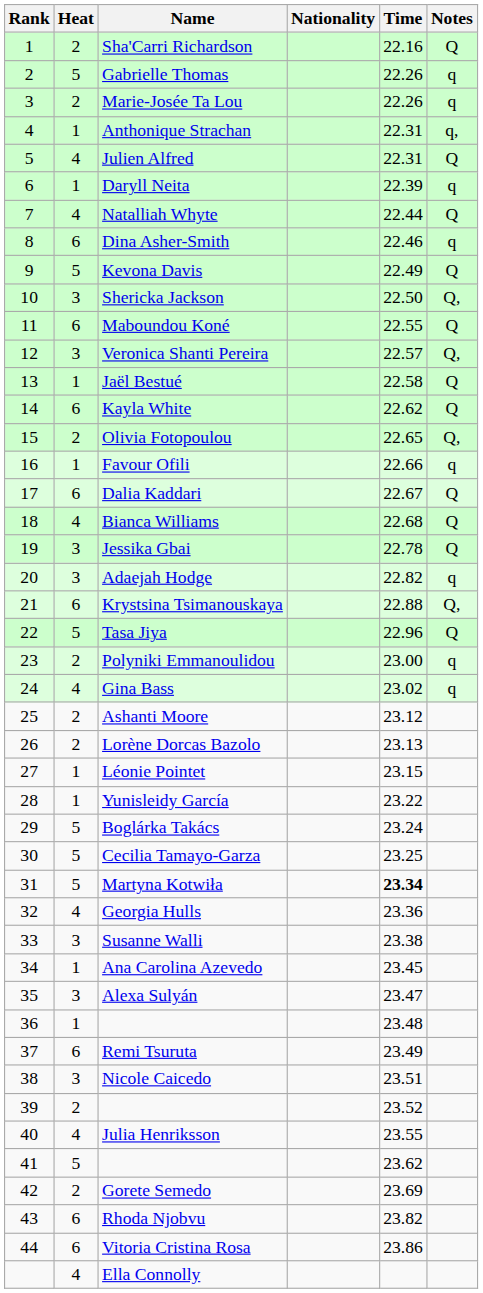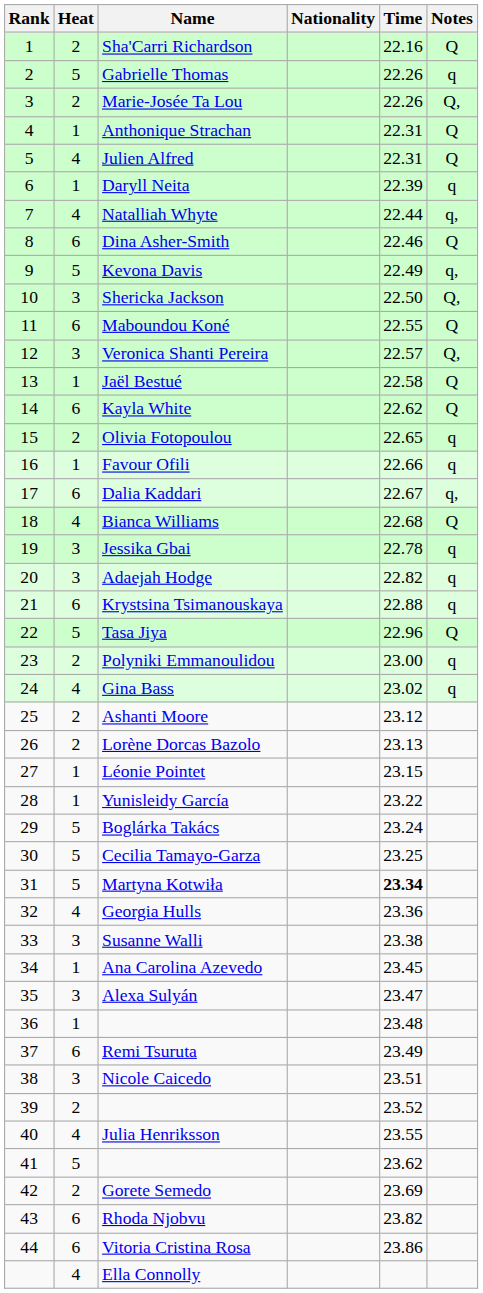(452, 102) q -> (452, 102) Q,
(452, 130) q, -> (452, 130) Q
(452, 213) Q -> (452, 213) q,
(452, 241) q -> (452, 241) Q
(452, 269) Q -> (452, 269) q,
(452, 437) Q, -> (452, 437) q
(452, 492) Q -> (452, 492) q,
(452, 548) Q -> (452, 548) q
(452, 604) Q, -> (452, 604) q
